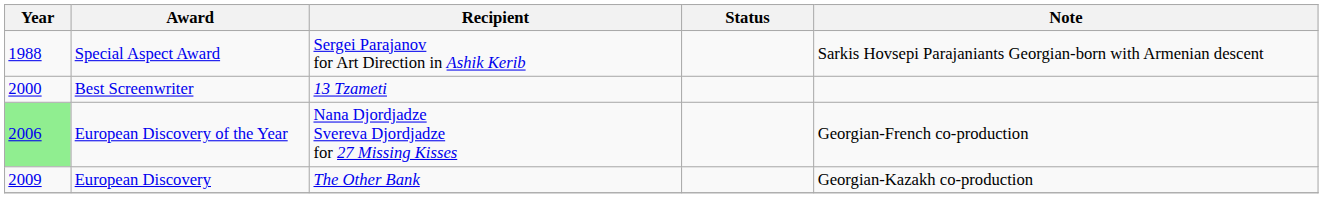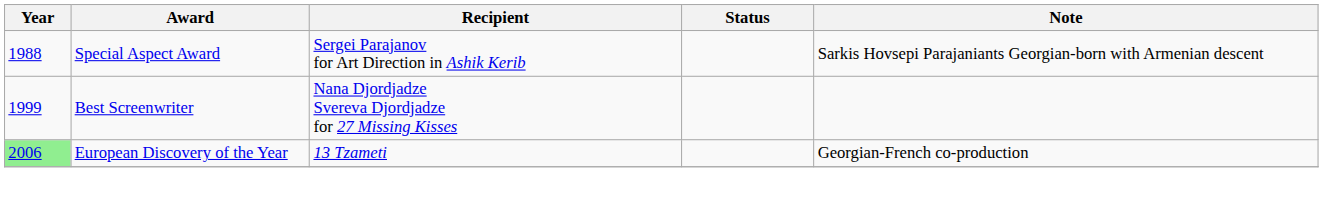(25, 89) 2000 -> (25, 107) 1999
(350, 89) 13 Tzameti -> (385, 107) Nana Djordjadze Svereva Djordjadze for 27 Missing Kisses
(385, 134) Nana Djordjadze Svereva Djordjadze for 27 Missing Kisses -> (350, 153) 13 Tzameti
- row: (143, 179)
